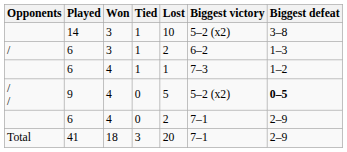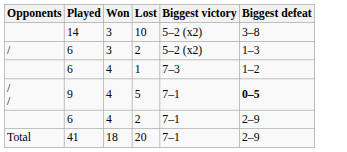- column: (146, 13)
(199, 50) 6–2 -> (182, 50) 5–2 (x2)
(210, 94) 5–2 (x2) -> (171, 94) 7–1
